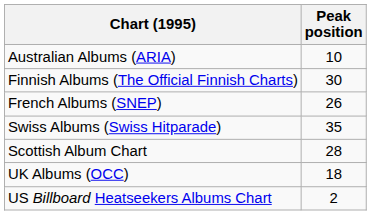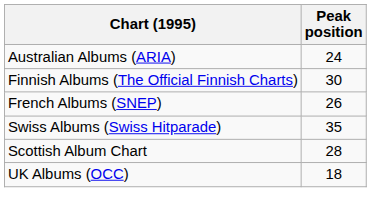(334, 56) 10 -> (334, 56) 24
- row: (140, 198)
